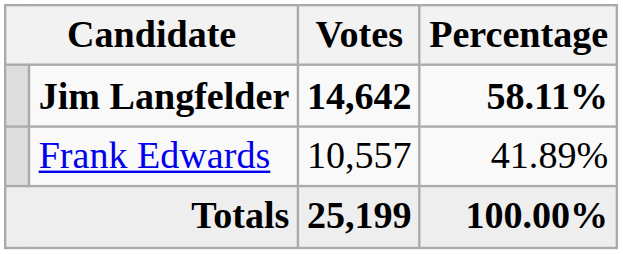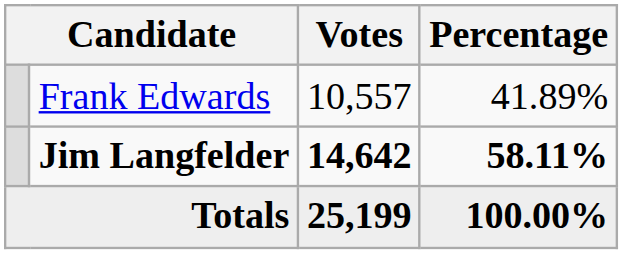rows swapped: (164, 95) <-> (154, 155)
